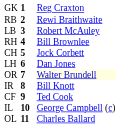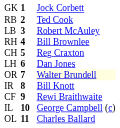(60, 8) Reg Craxton -> (60, 8) Jock Corbett
(70, 19) Rewi Braithwaite -> (55, 19) Ted Cook
(60, 52) Jock Corbett -> (60, 52) Reg Craxton
(55, 97) Ted Cook -> (70, 97) Rewi Braithwaite
